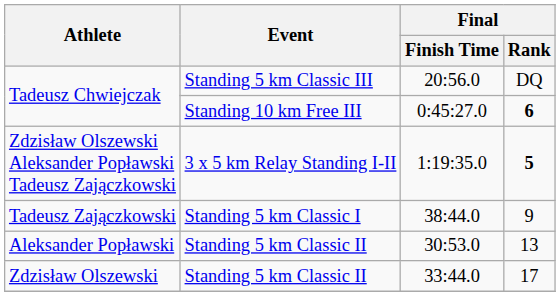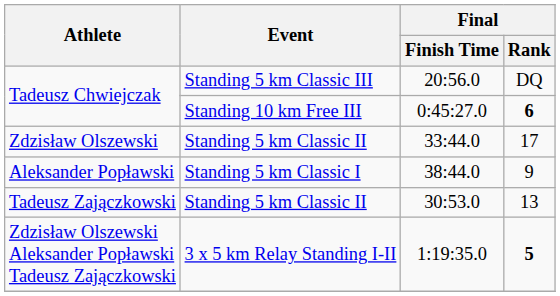rows swapped: (452, 276) <-> (452, 163)
(92, 215) Tadeusz Zajączkowski -> (92, 172) Aleksander Popławski
(92, 246) Aleksander Popławski -> (92, 202) Tadeusz Zajączkowski
